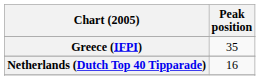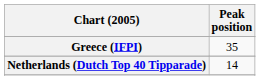(232, 65) 16 -> (232, 65) 14
